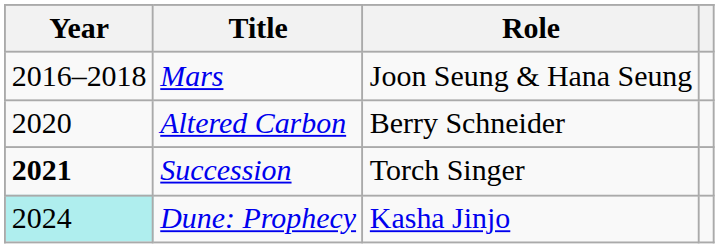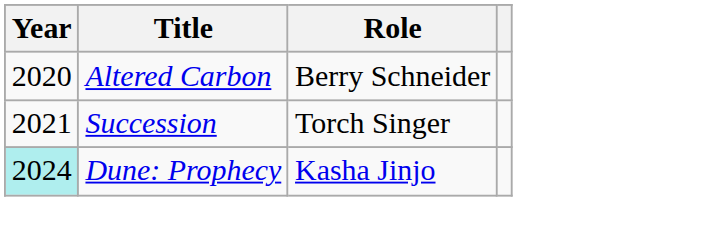- row: (192, 75)
(42, 170) bold -> (42, 123) normal
